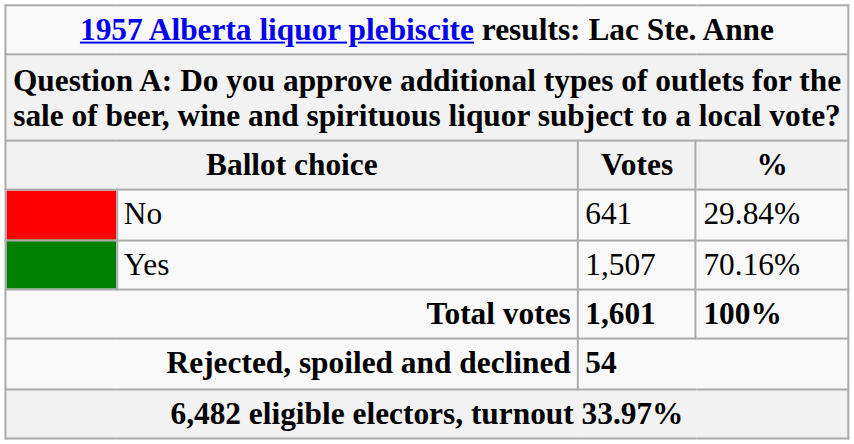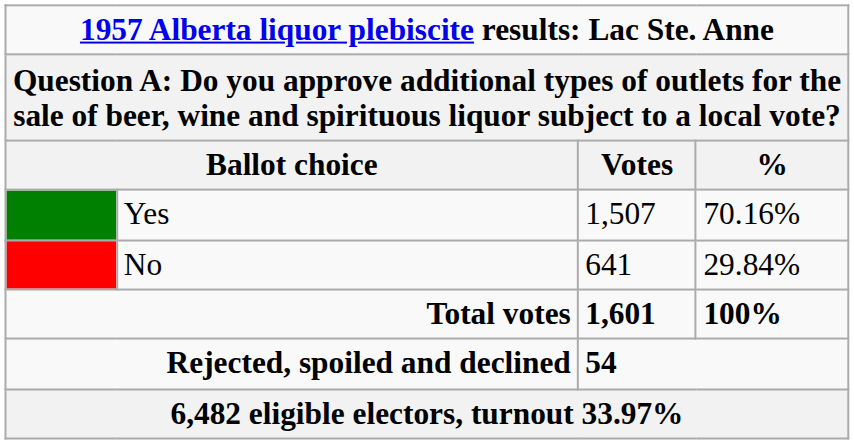rows swapped: (147, 263) <-> (143, 214)
